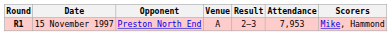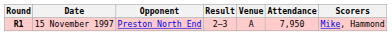columns swapped: (218, 11) <-> (249, 11)
(292, 24) 7,953 -> (292, 24) 7,950
